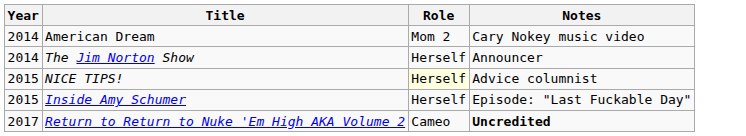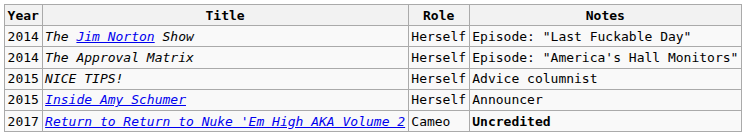- row: (100, 36)
(508, 57) Announcer -> (582, 36) Episode: "Last Fuckable Day"
+ row: (119, 57)
(439, 79) lightyellow background -> (439, 79) no background
(582, 100) Episode: "Last Fuckable Day" -> (508, 100) Announcer
